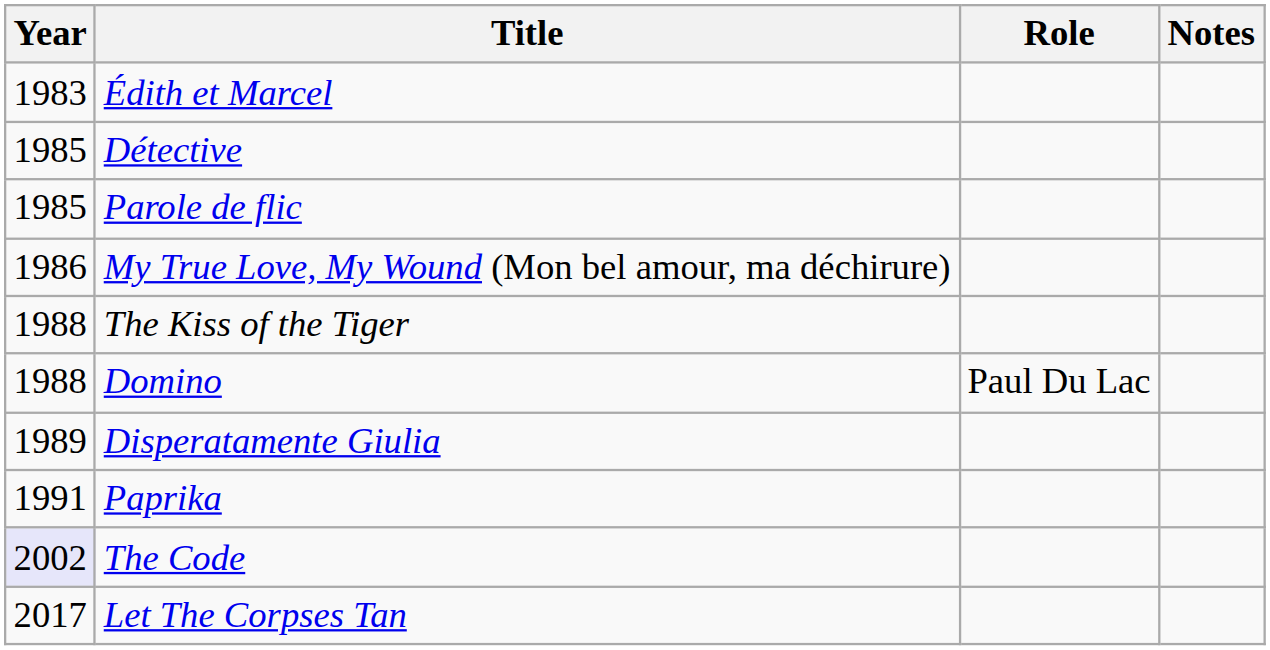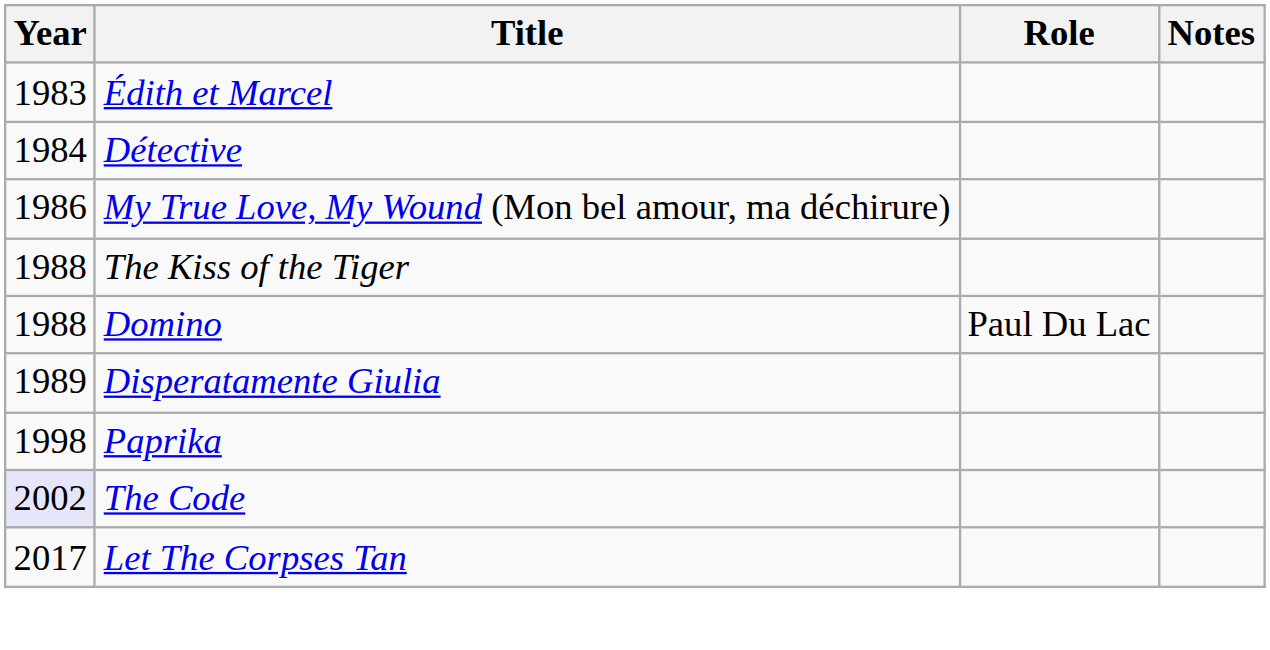(50, 149) 1985 -> (50, 149) 1984
- row: (203, 207)
(50, 498) 1991 -> (50, 440) 1998
